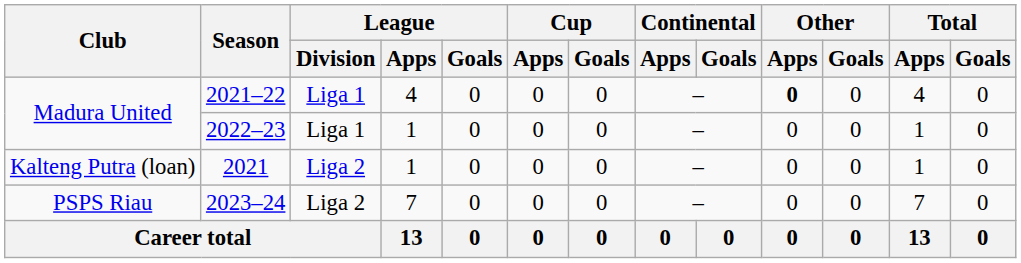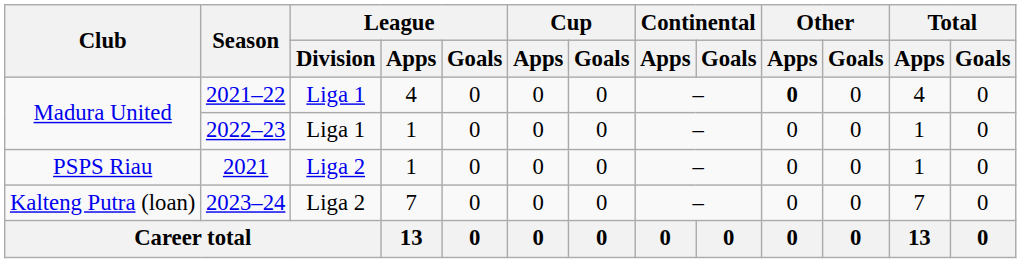(103, 166) Kalteng Putra (loan) -> (103, 166) PSPS Riau
(103, 202) PSPS Riau -> (103, 202) Kalteng Putra (loan)
